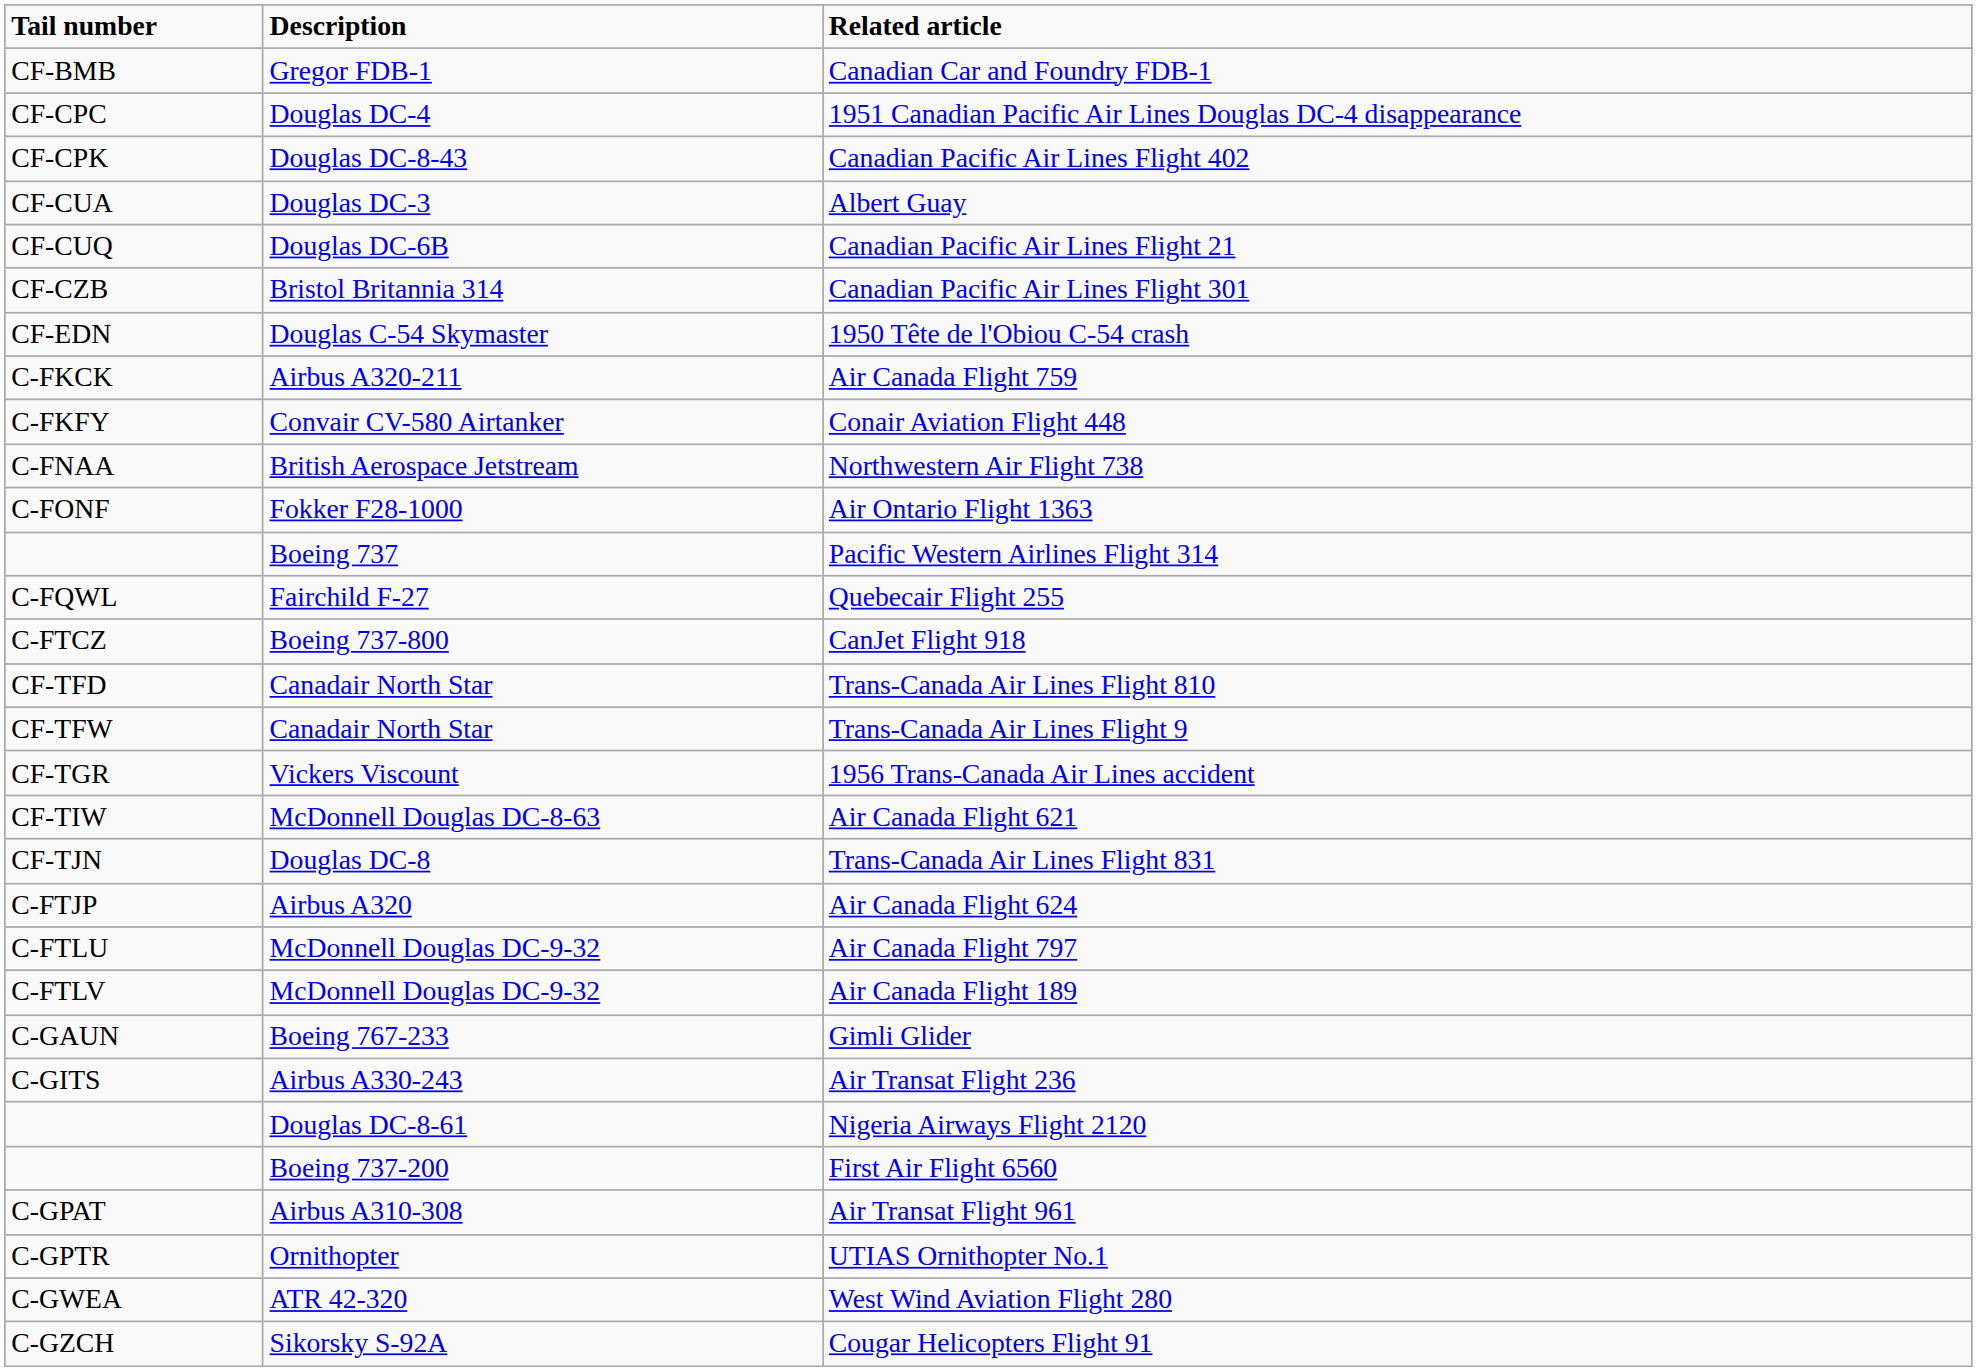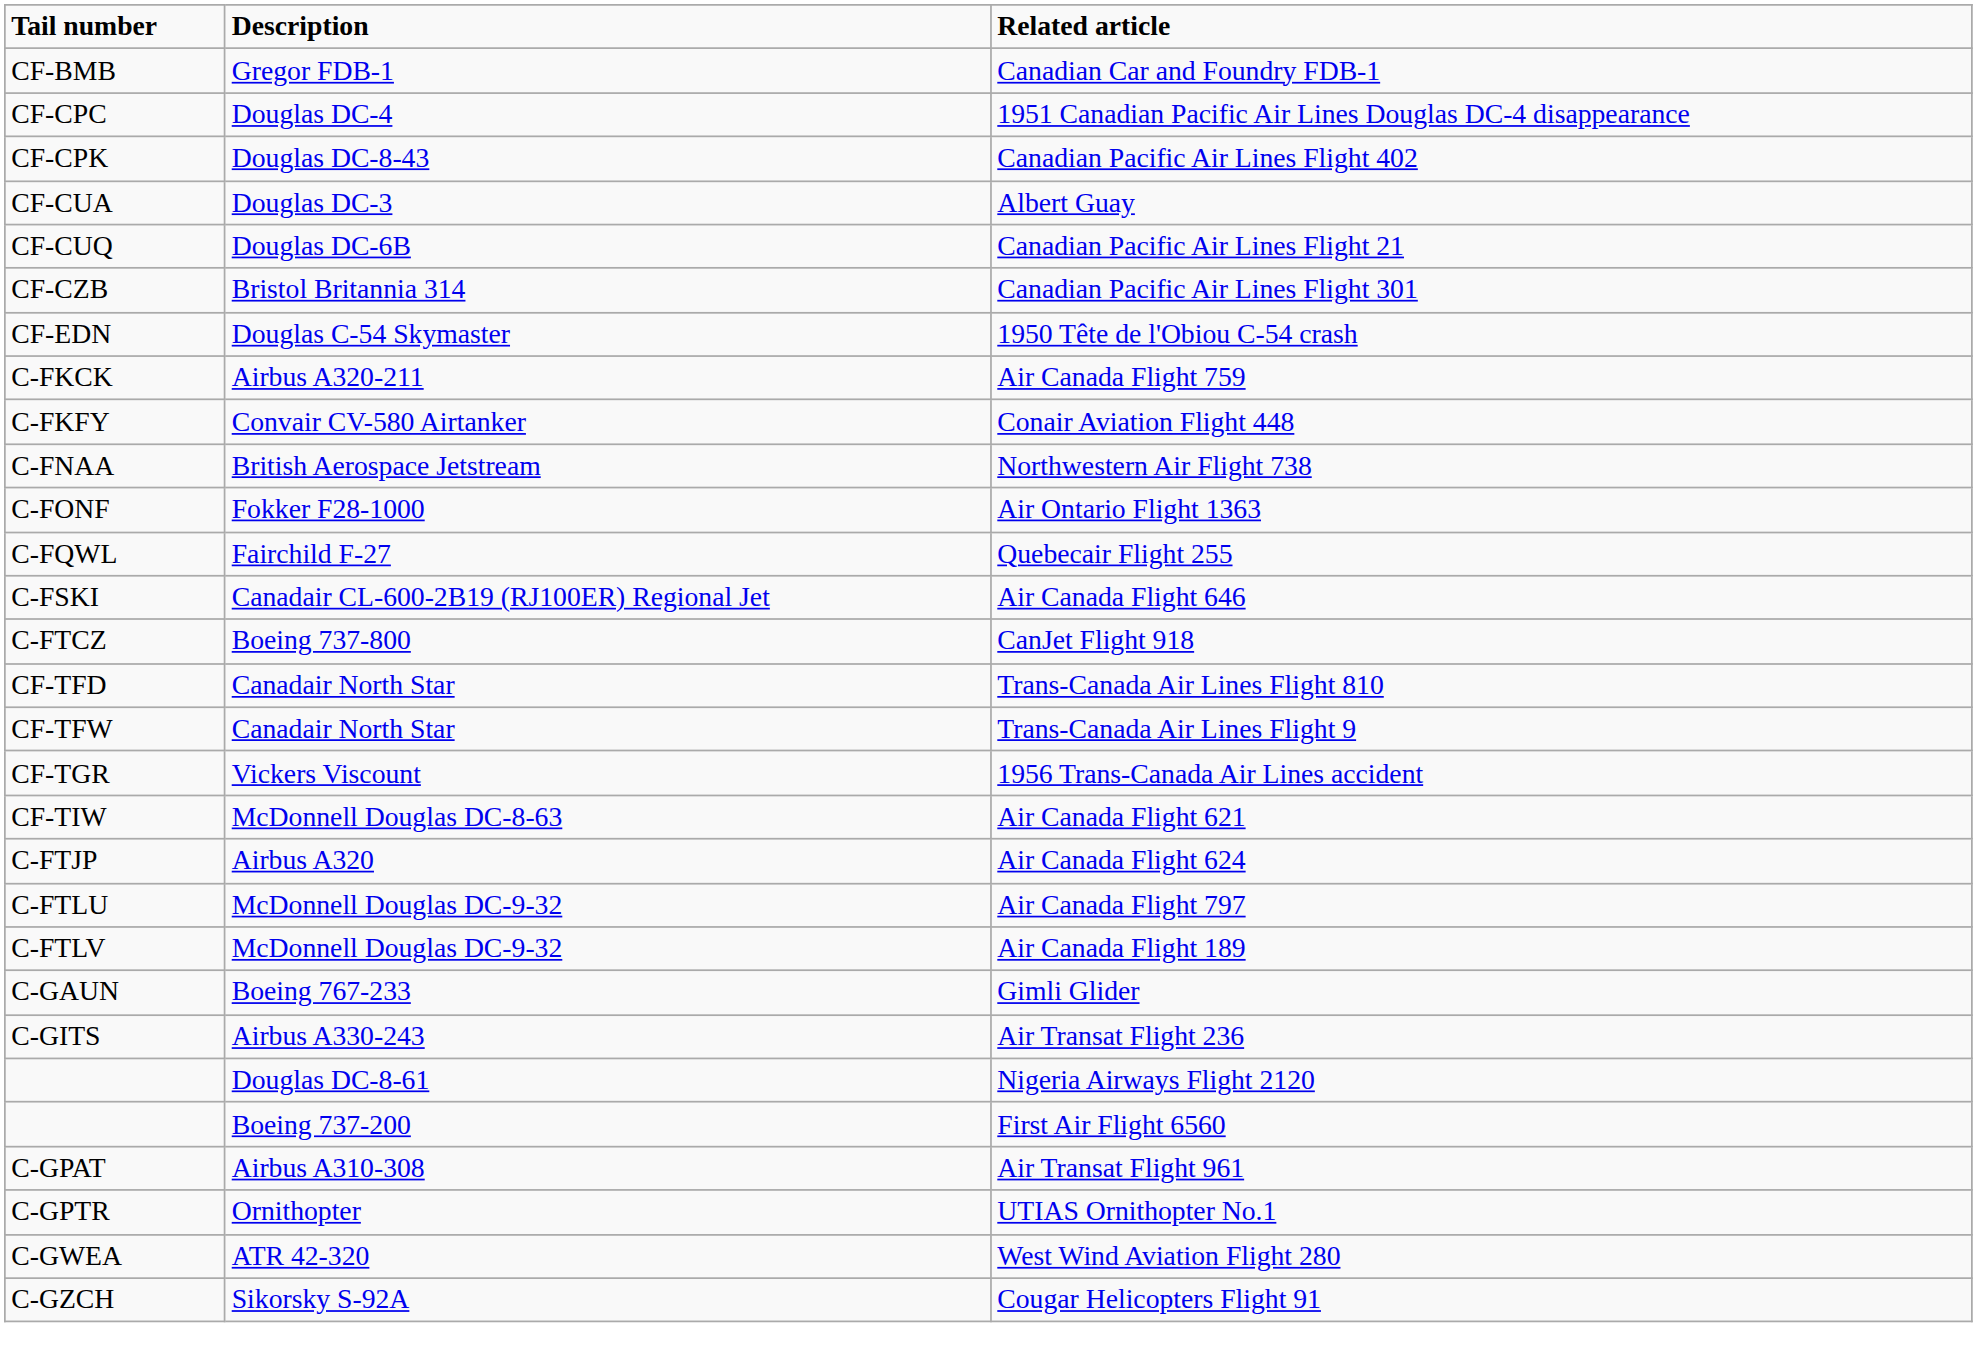- row: (1023, 553)
+ row: (1121, 597)
- row: (1022, 860)
